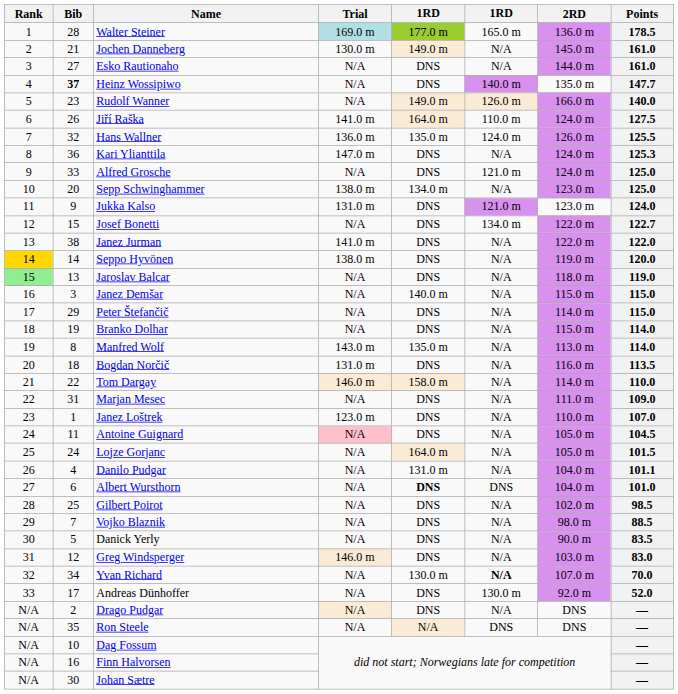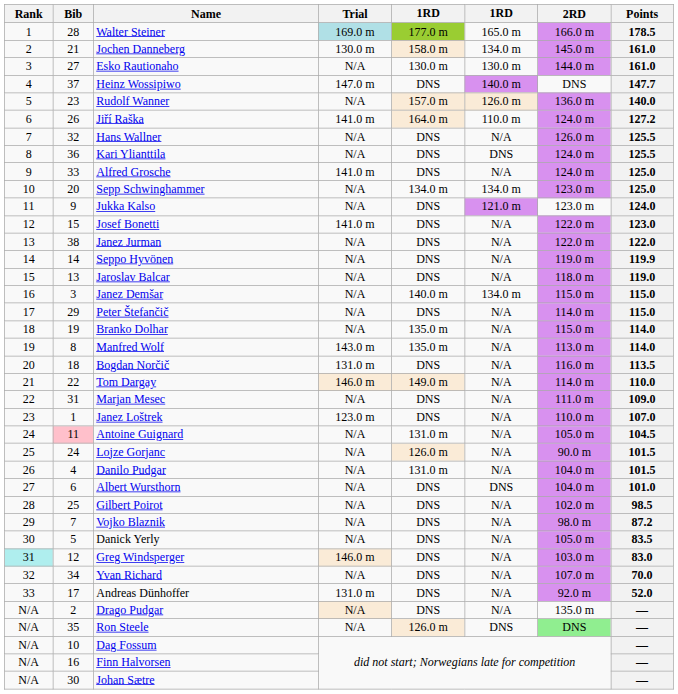(574, 31) 136.0 m -> (574, 31) 166.0 m
(428, 49) 149.0 m -> (428, 49) 158.0 m
(501, 49) N/A -> (501, 49) 134.0 m
(428, 66) DNS -> (428, 66) 130.0 m
(501, 66) N/A -> (501, 66) 130.0 m
(73, 84) bold -> (73, 84) normal
(355, 84) N/A -> (355, 84) 147.0 m
(574, 84) 135.0 m -> (574, 84) DNS
(428, 101) 149.0 m -> (428, 101) 157.0 m
(574, 101) 166.0 m -> (574, 101) 136.0 m
(642, 119) 127.5 -> (642, 119) 127.2
(355, 136) 136.0 m -> (355, 136) N/A
(428, 136) 135.0 m -> (428, 136) DNS
(501, 136) 124.0 m -> (501, 136) N/A
(355, 154) 147.0 m -> (355, 154) N/A
(501, 154) N/A -> (501, 154) DNS
(642, 154) 125.3 -> (642, 154) 125.5
(355, 171) N/A -> (355, 171) 141.0 m
(501, 171) 121.0 m -> (501, 171) N/A
(355, 189) 138.0 m -> (355, 189) N/A
(501, 189) N/A -> (501, 189) 134.0 m
(355, 206) 131.0 m -> (355, 206) N/A
(355, 224) N/A -> (355, 224) 141.0 m
(501, 224) 134.0 m -> (501, 224) N/A
(642, 224) 122.7 -> (642, 224) 123.0
(355, 241) 141.0 m -> (355, 241) N/A
(29, 259) gold background -> (29, 259) no background
(355, 259) 138.0 m -> (355, 259) N/A
(642, 259) 120.0 -> (642, 259) 119.9
(29, 276) lightgreen background -> (29, 276) no background
(501, 294) N/A -> (501, 294) 134.0 m
(428, 329) DNS -> (428, 329) 135.0 m
(428, 382) 158.0 m -> (428, 382) 149.0 m
(73, 434) no background -> (73, 434) pink background
(355, 434) pink background -> (355, 434) no background
(428, 434) DNS -> (428, 434) 131.0 m
(428, 452) 164.0 m -> (428, 452) 126.0 m
(574, 452) 105.0 m -> (574, 452) 90.0 m
(642, 469) 101.1 -> (642, 469) 101.5
(428, 487) bold -> (428, 487) normal
(642, 522) 88.5 -> (642, 522) 87.2
(574, 539) 90.0 m -> (574, 539) 105.0 m
(29, 557) no background -> (29, 557) paleturquoise background
(428, 575) 130.0 m -> (428, 575) DNS
(501, 575) bold -> (501, 575) normal
(355, 592) N/A -> (355, 592) 131.0 m
(501, 592) 130.0 m -> (501, 592) N/A
(574, 610) DNS -> (574, 610) 135.0 m
(428, 627) N/A -> (428, 627) 126.0 m
(574, 627) no background -> (574, 627) lightgreen background
